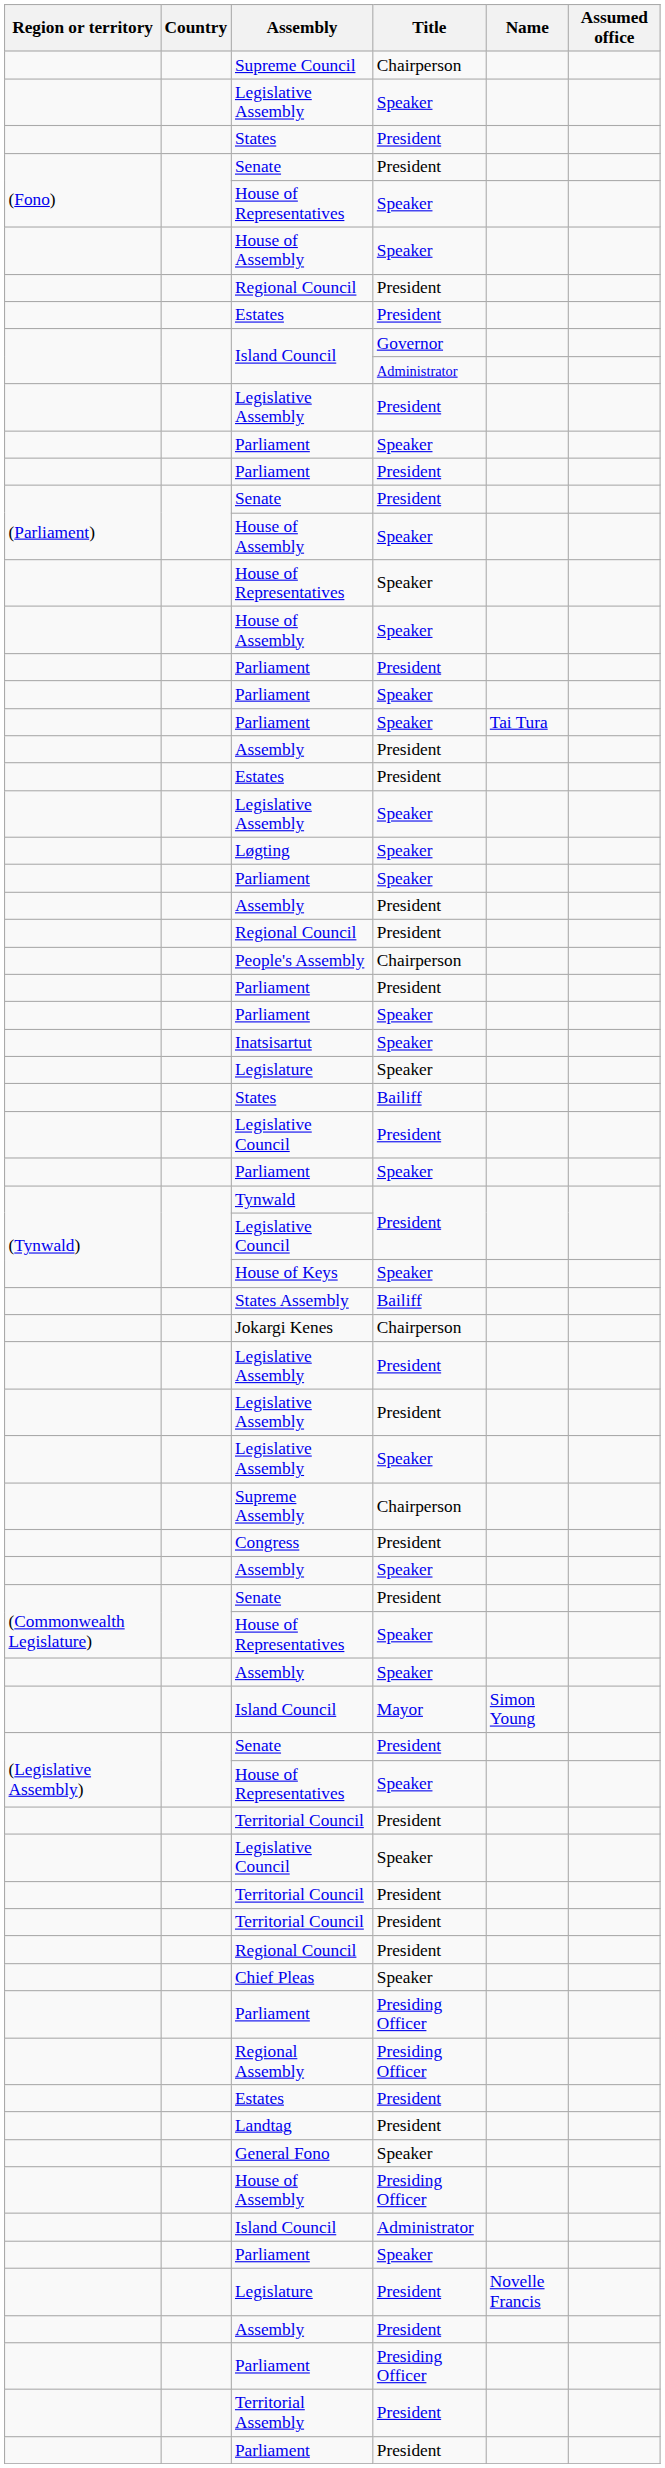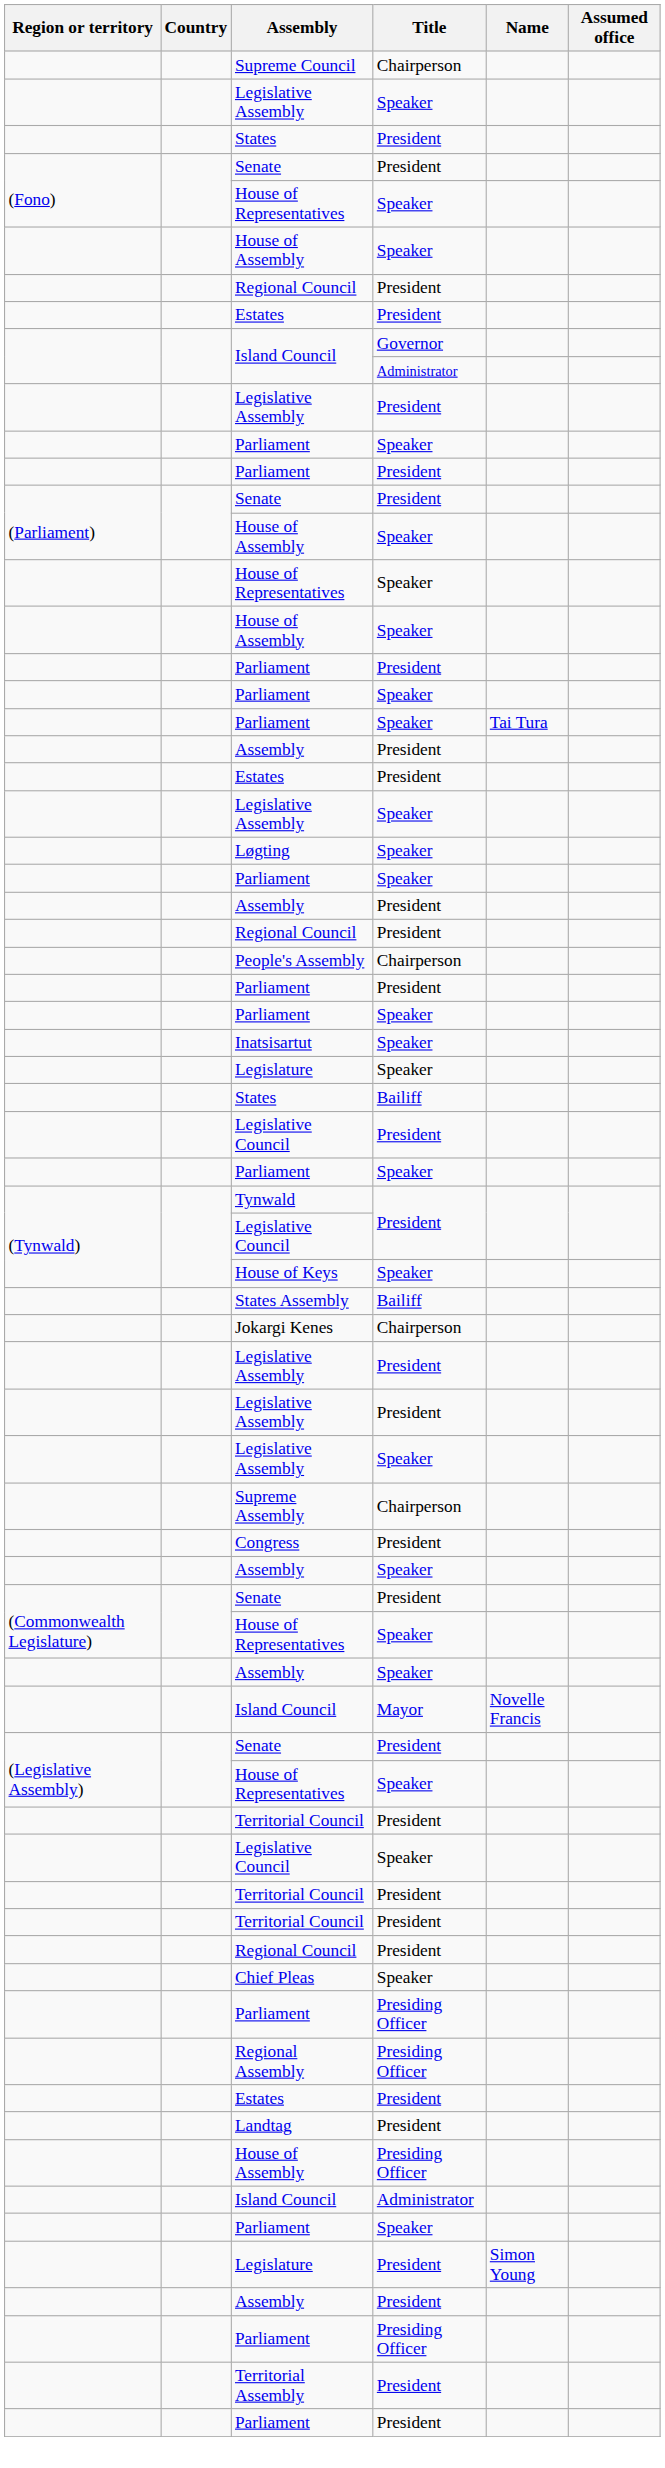(512, 1709) Simon Young -> (517, 1709) Novelle Francis
- row: (282, 2152)
(517, 2291) Novelle Francis -> (512, 2264) Simon Young
